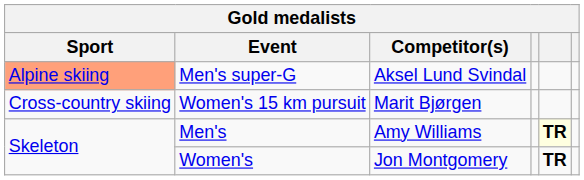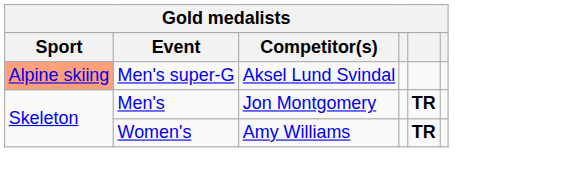- row: (272, 103)
(428, 132) Amy Williams -> (310, 103) Jon Montgomery
(555, 132) lightyellow background -> (424, 103) no background
(441, 160) Jon Montgomery -> (297, 132) Amy Williams
